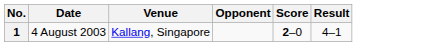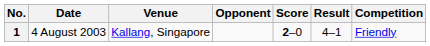+ column: (389, 13)
